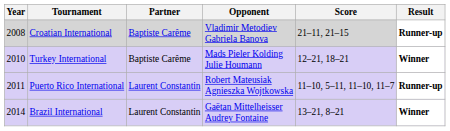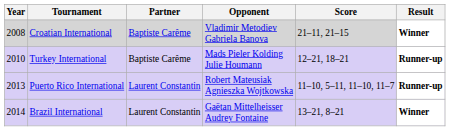(421, 33) Runner-up -> (414, 33) Winner
(414, 60) Winner -> (421, 60) Runner-up
(16, 86) 2011 -> (16, 86) 2013
